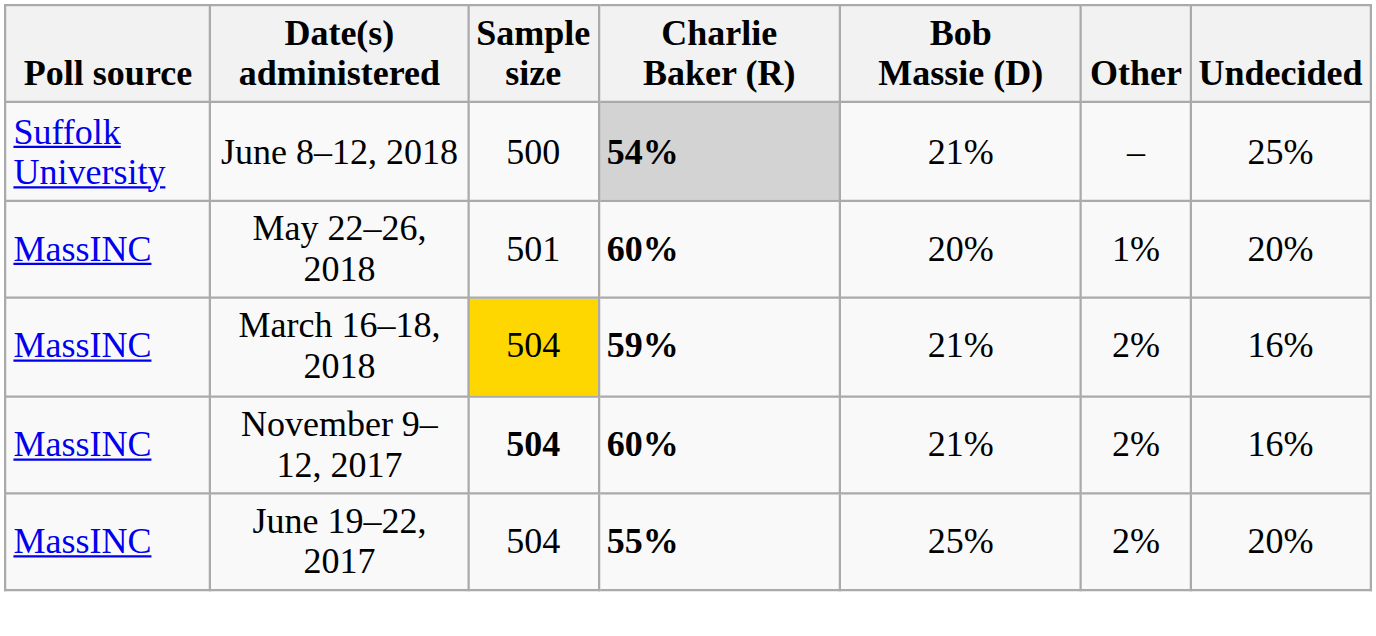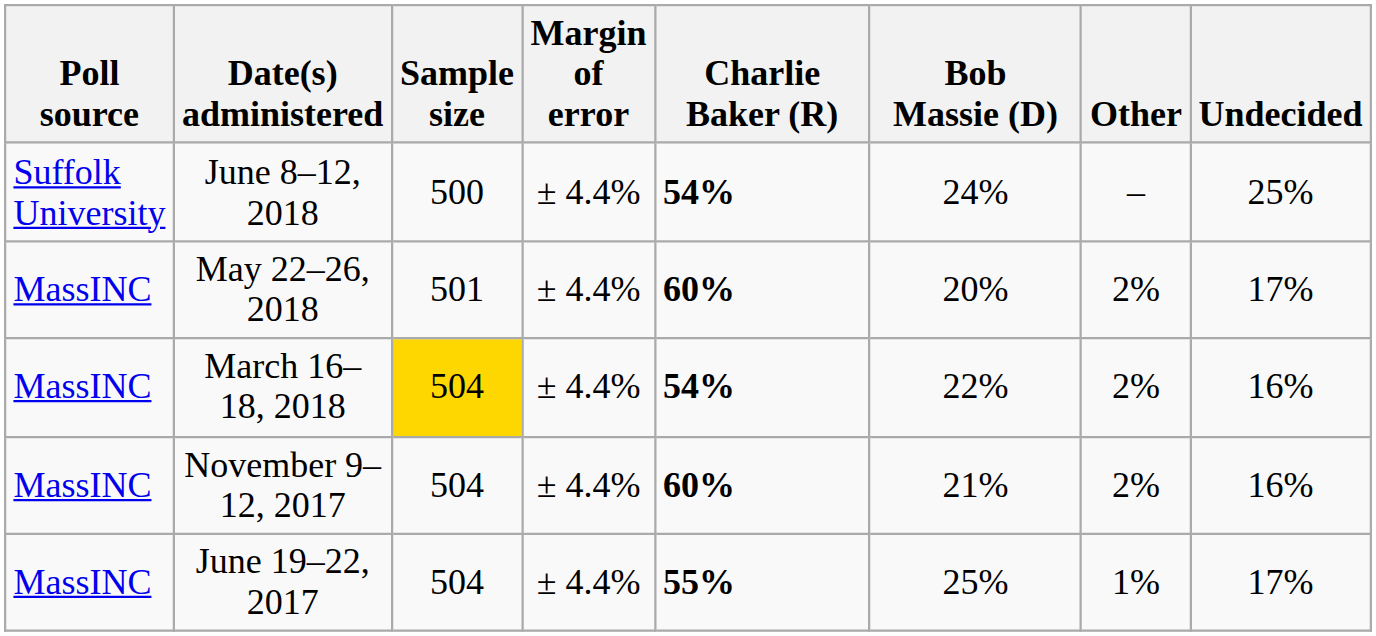+ column: (589, 73)
(643, 150) lightgrey background -> (699, 191) no background
(961, 150) 21% -> (976, 191) 24%
(1136, 248) 1% -> (1136, 288) 2%
(1281, 248) 20% -> (1281, 288) 17%
(643, 346) 59% -> (699, 386) 54%
(961, 346) 21% -> (976, 386) 22%
(533, 443) bold -> (457, 484) normal
(1136, 541) 2% -> (1136, 581) 1%
(1281, 541) 20% -> (1281, 581) 17%
